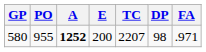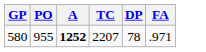- column: (102, 15)
(160, 36) 98 -> (134, 36) 78
